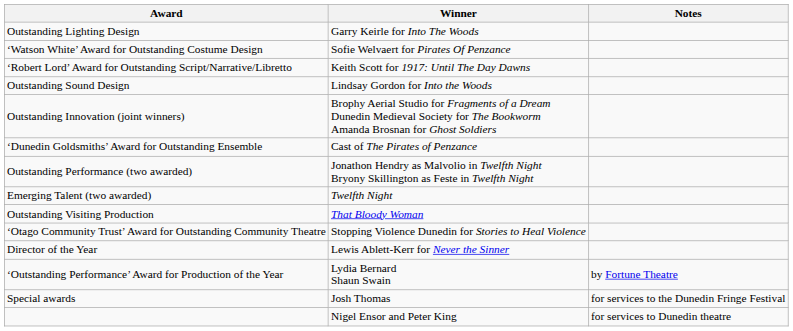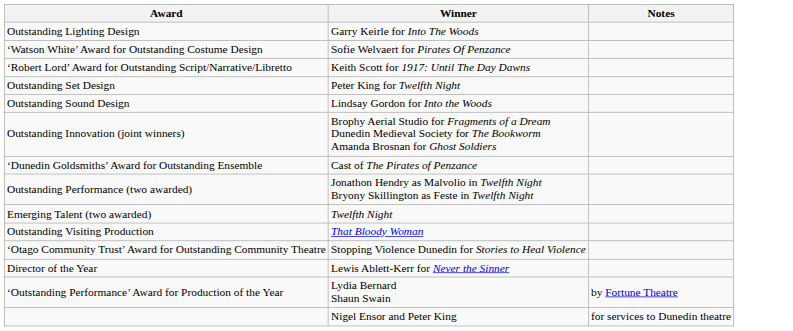+ row: (61, 85)
- row: (41, 298)
